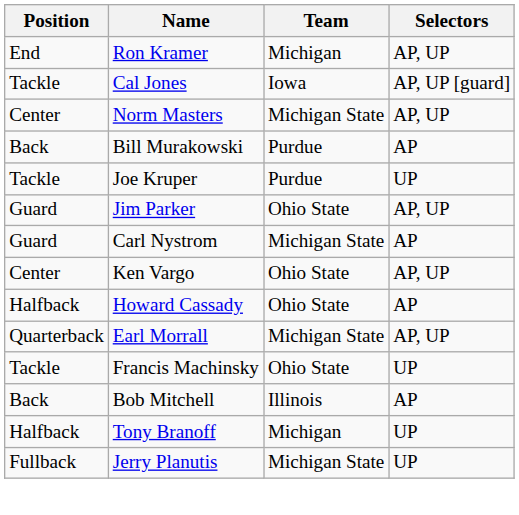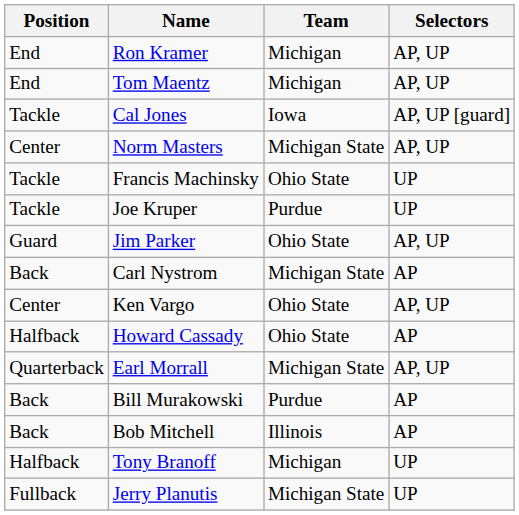+ row: (161, 83)
rows swapped: (186, 368) <-> (178, 147)
(33, 241) Guard -> (29, 273) Back
